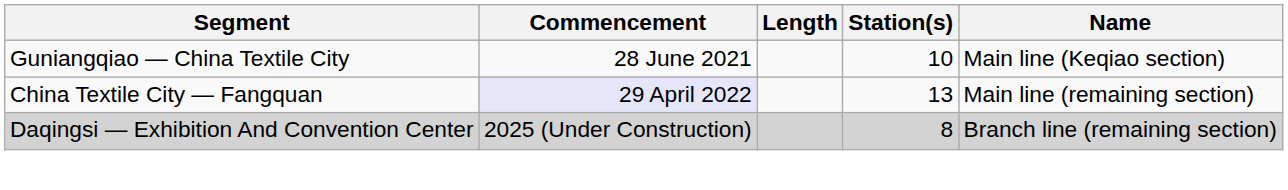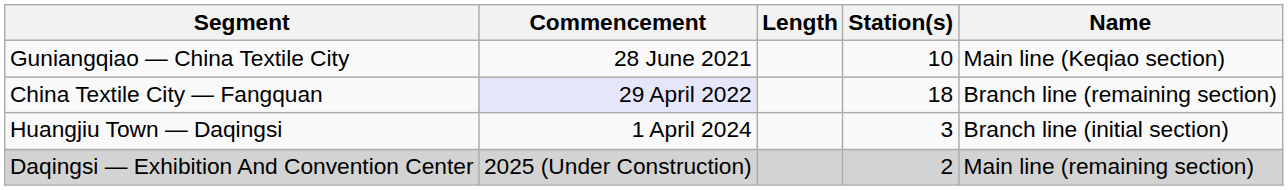(940, 94) 13 -> (940, 94) 18
(1109, 94) Main line (remaining section) -> (1120, 94) Branch line (remaining section)
+ row: (146, 130)
(947, 130) 8 -> (947, 166) 2
(1120, 130) Branch line (remaining section) -> (1109, 166) Main line (remaining section)
